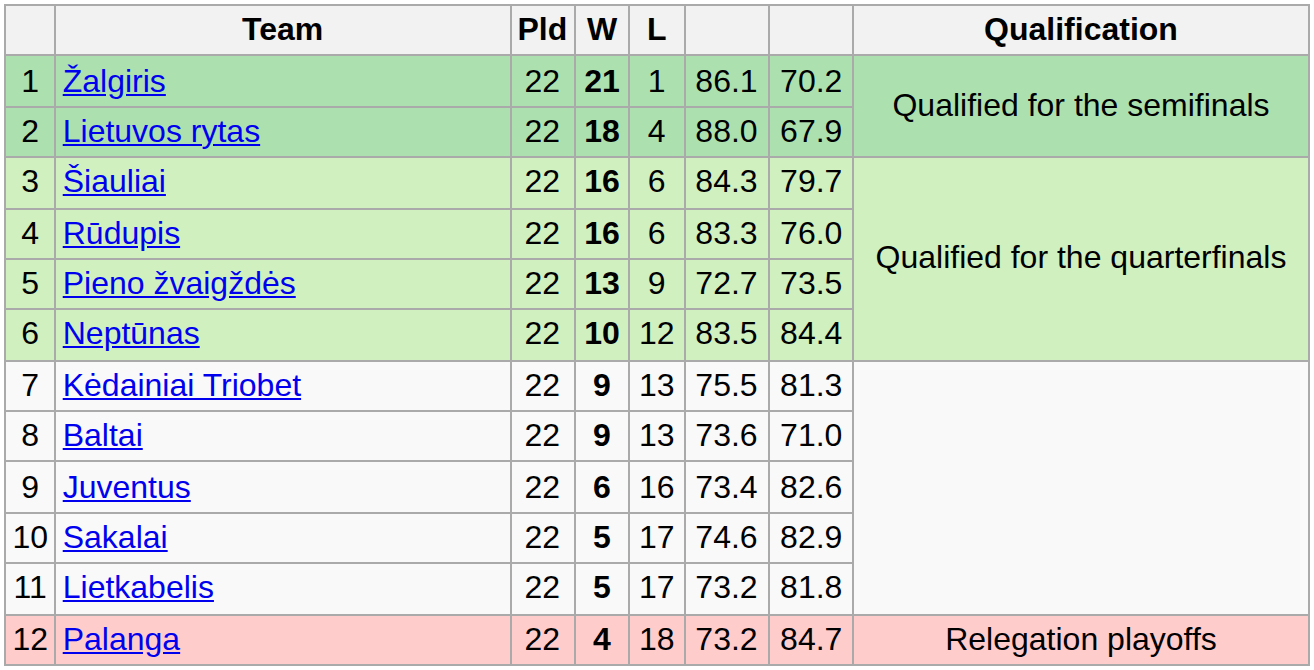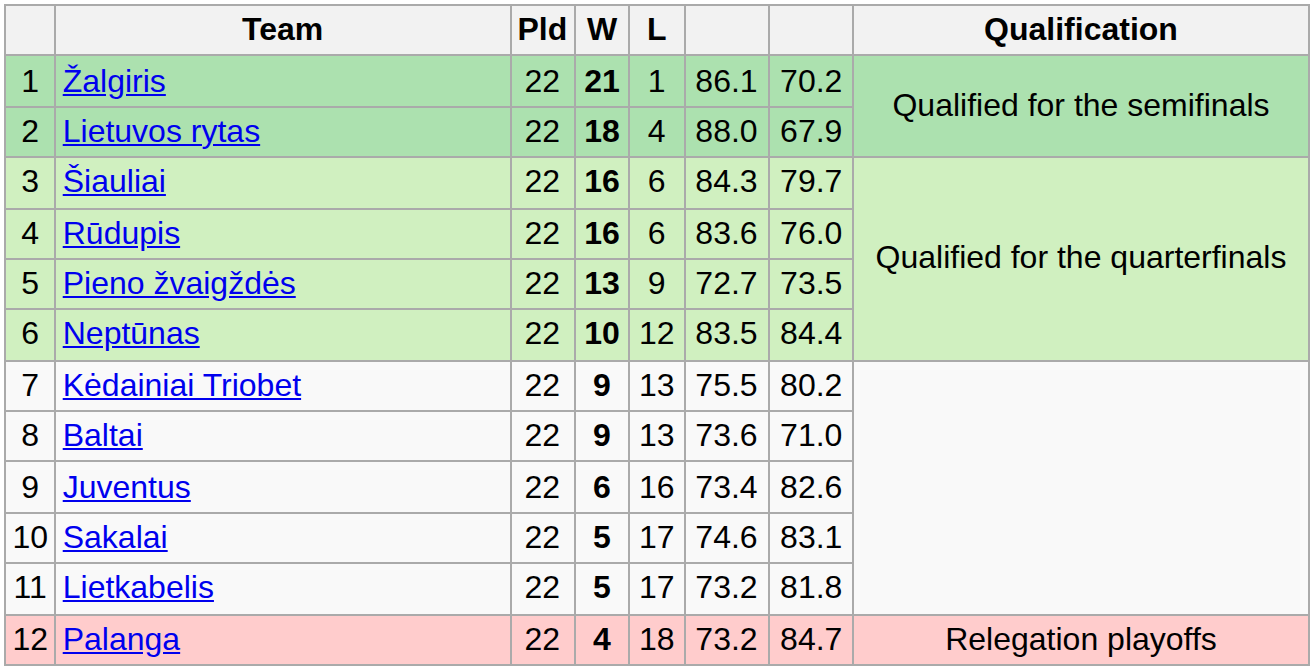(726, 232) 83.3 -> (726, 232) 83.6
(811, 385) 81.3 -> (811, 385) 80.2
(811, 537) 82.9 -> (811, 537) 83.1
